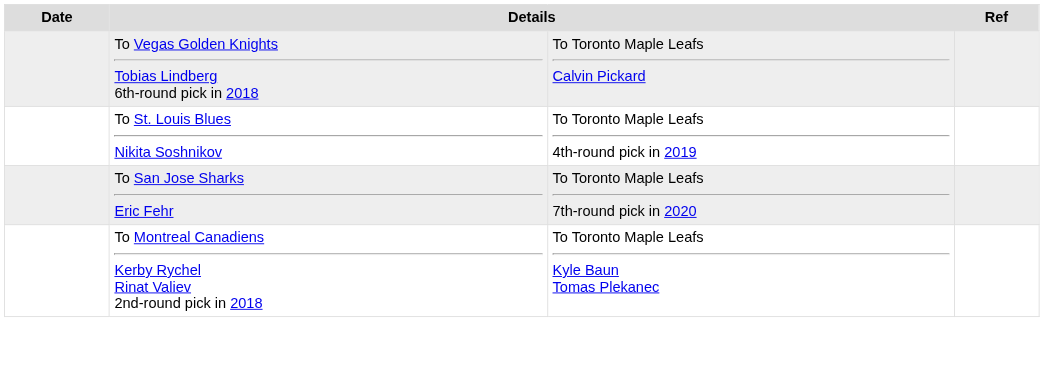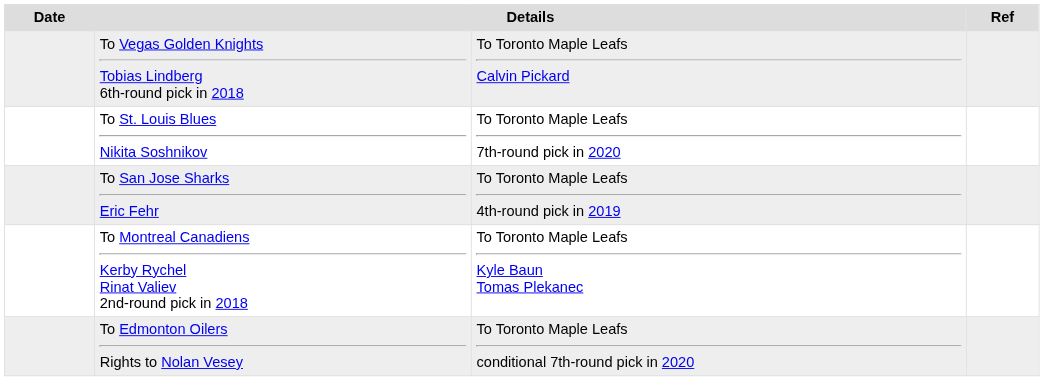(751, 135) To Toronto Maple Leafs 4th-round pick in 2019 -> (719, 135) To Toronto Maple Leafs 7th-round pick in 2020
(751, 195) To Toronto Maple Leafs 7th-round pick in 2020 -> (719, 195) To Toronto Maple Leafs 4th-round pick in 2019
+ row: (283, 346)
